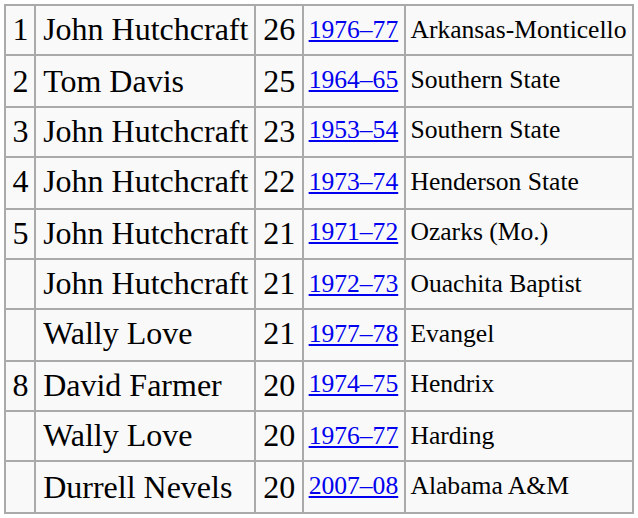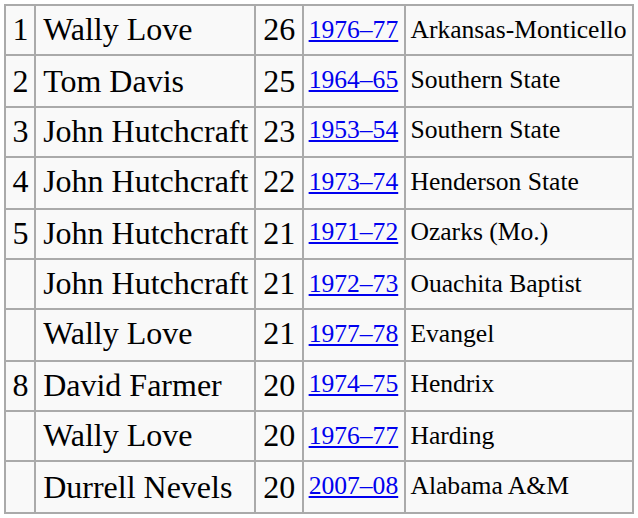(146, 29) John Hutchcraft -> (118, 29) Wally Love
